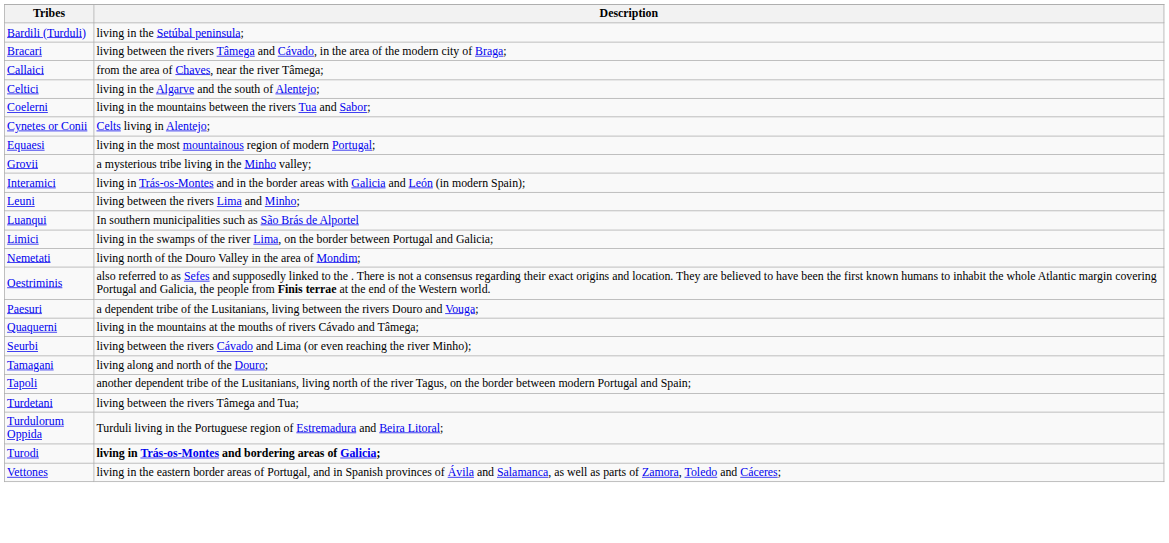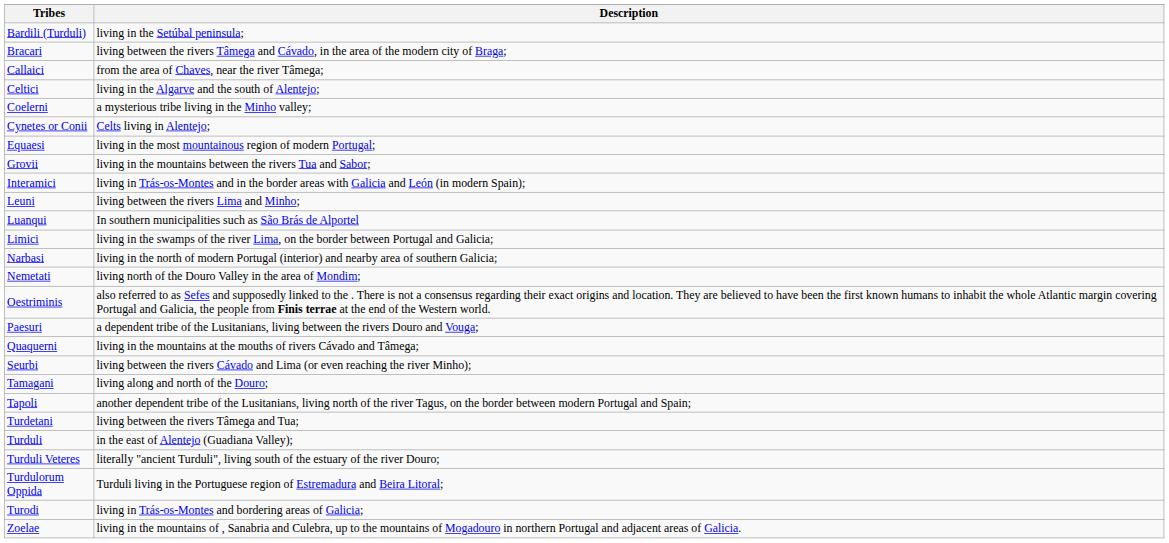(233, 107) living in the mountains between the rivers Tua and Sabor; -> (204, 107) a mysterious tribe living in the Minho valley;
(204, 164) a mysterious tribe living in the Minho valley; -> (233, 164) living in the mountains between the rivers Tua and Sabor;
+ row: (26, 257)
+ row: (25, 440)
+ row: (43, 459)
(238, 453) bold -> (230, 509) normal
- row: (27, 472)
+ row: (23, 528)
